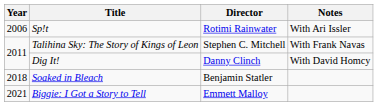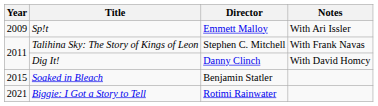(17, 28) 2006 -> (17, 28) 2009
(240, 28) Rotimi Rainwater -> (235, 28) Emmett Malloy
(17, 77) 2018 -> (17, 77) 2015
(235, 93) Emmett Malloy -> (240, 93) Rotimi Rainwater
